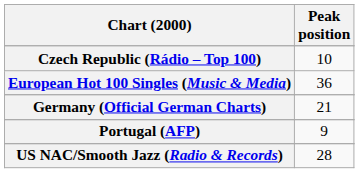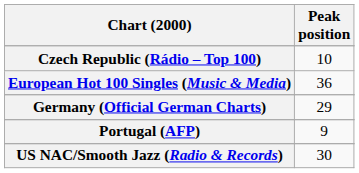(324, 107) 21 -> (324, 107) 29
(324, 155) 28 -> (324, 155) 30
